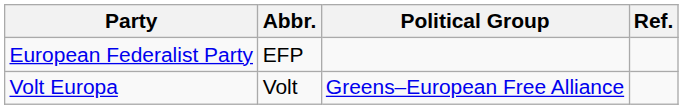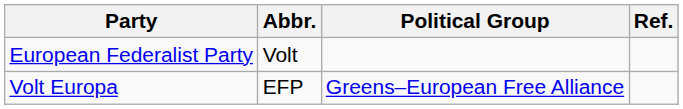(283, 54) EFP -> (280, 54) Volt
(280, 87) Volt -> (283, 87) EFP
